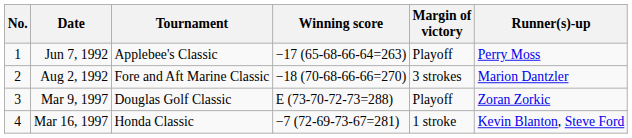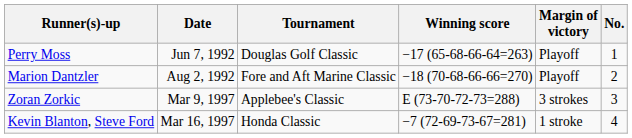columns swapped: (18, 24) <-> (551, 24)
(166, 54) Applebee's Classic -> (299, 54) Douglas Golf Classic
(437, 77) 3 strokes -> (559, 77) Playoff
(173, 99) Douglas Golf Classic -> (292, 99) Applebee's Classic
(433, 99) Playoff -> (563, 99) 3 strokes
